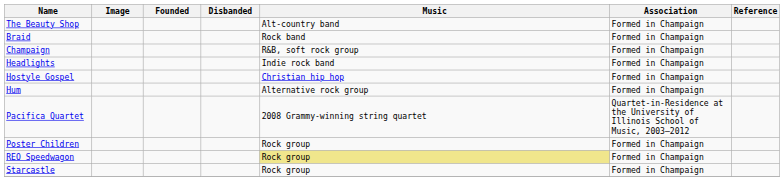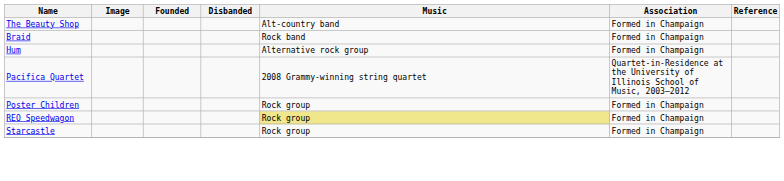- row: (28, 50)
- row: (30, 63)
- row: (40, 77)
